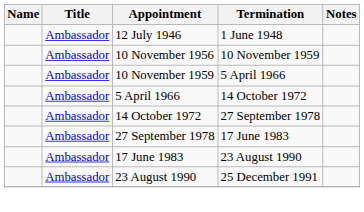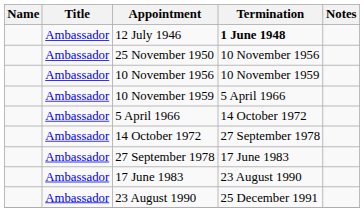(251, 34) normal -> (253, 34) bold
+ row: (165, 55)
